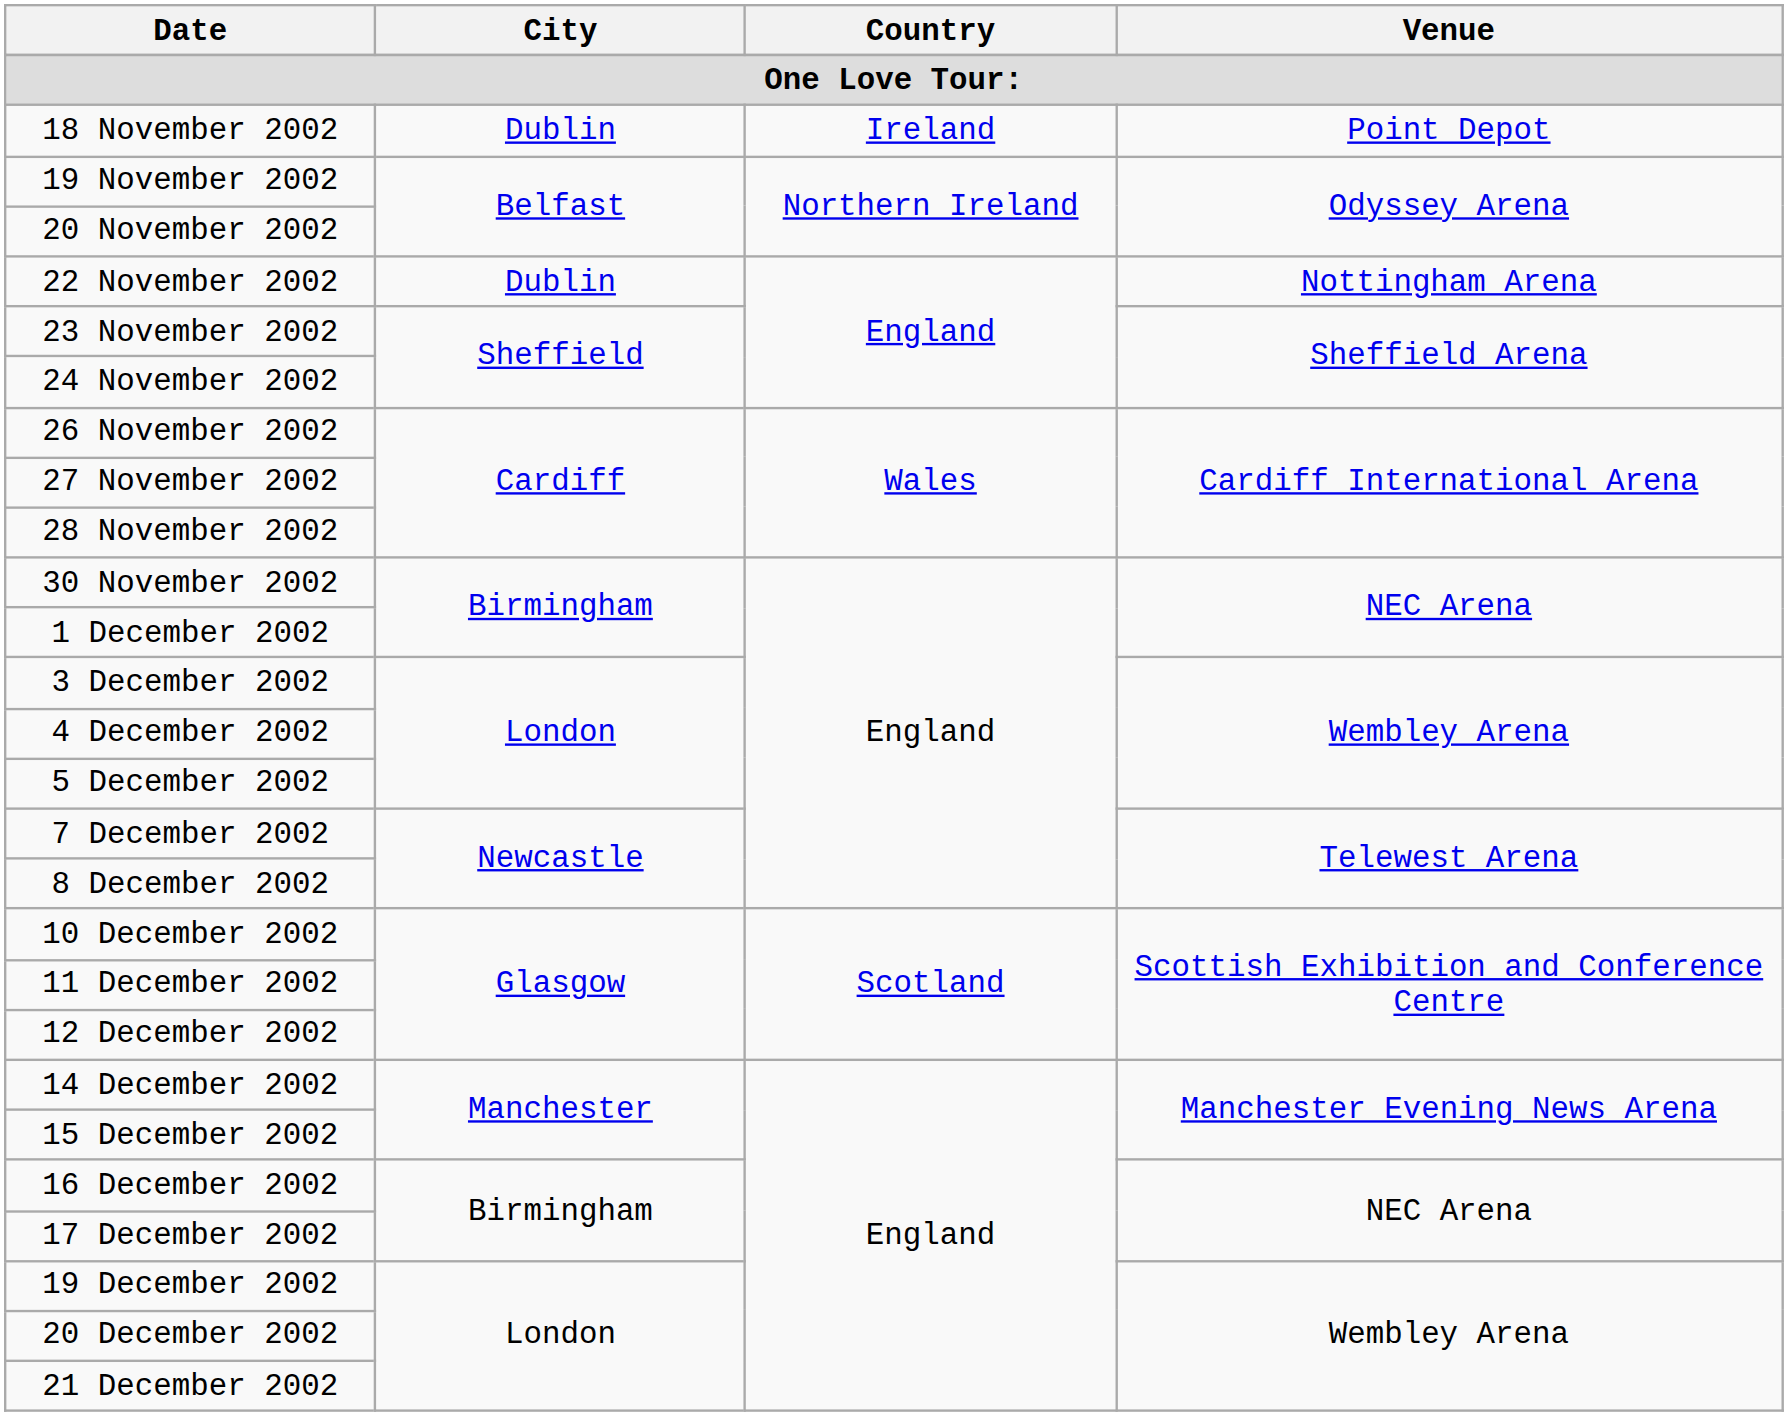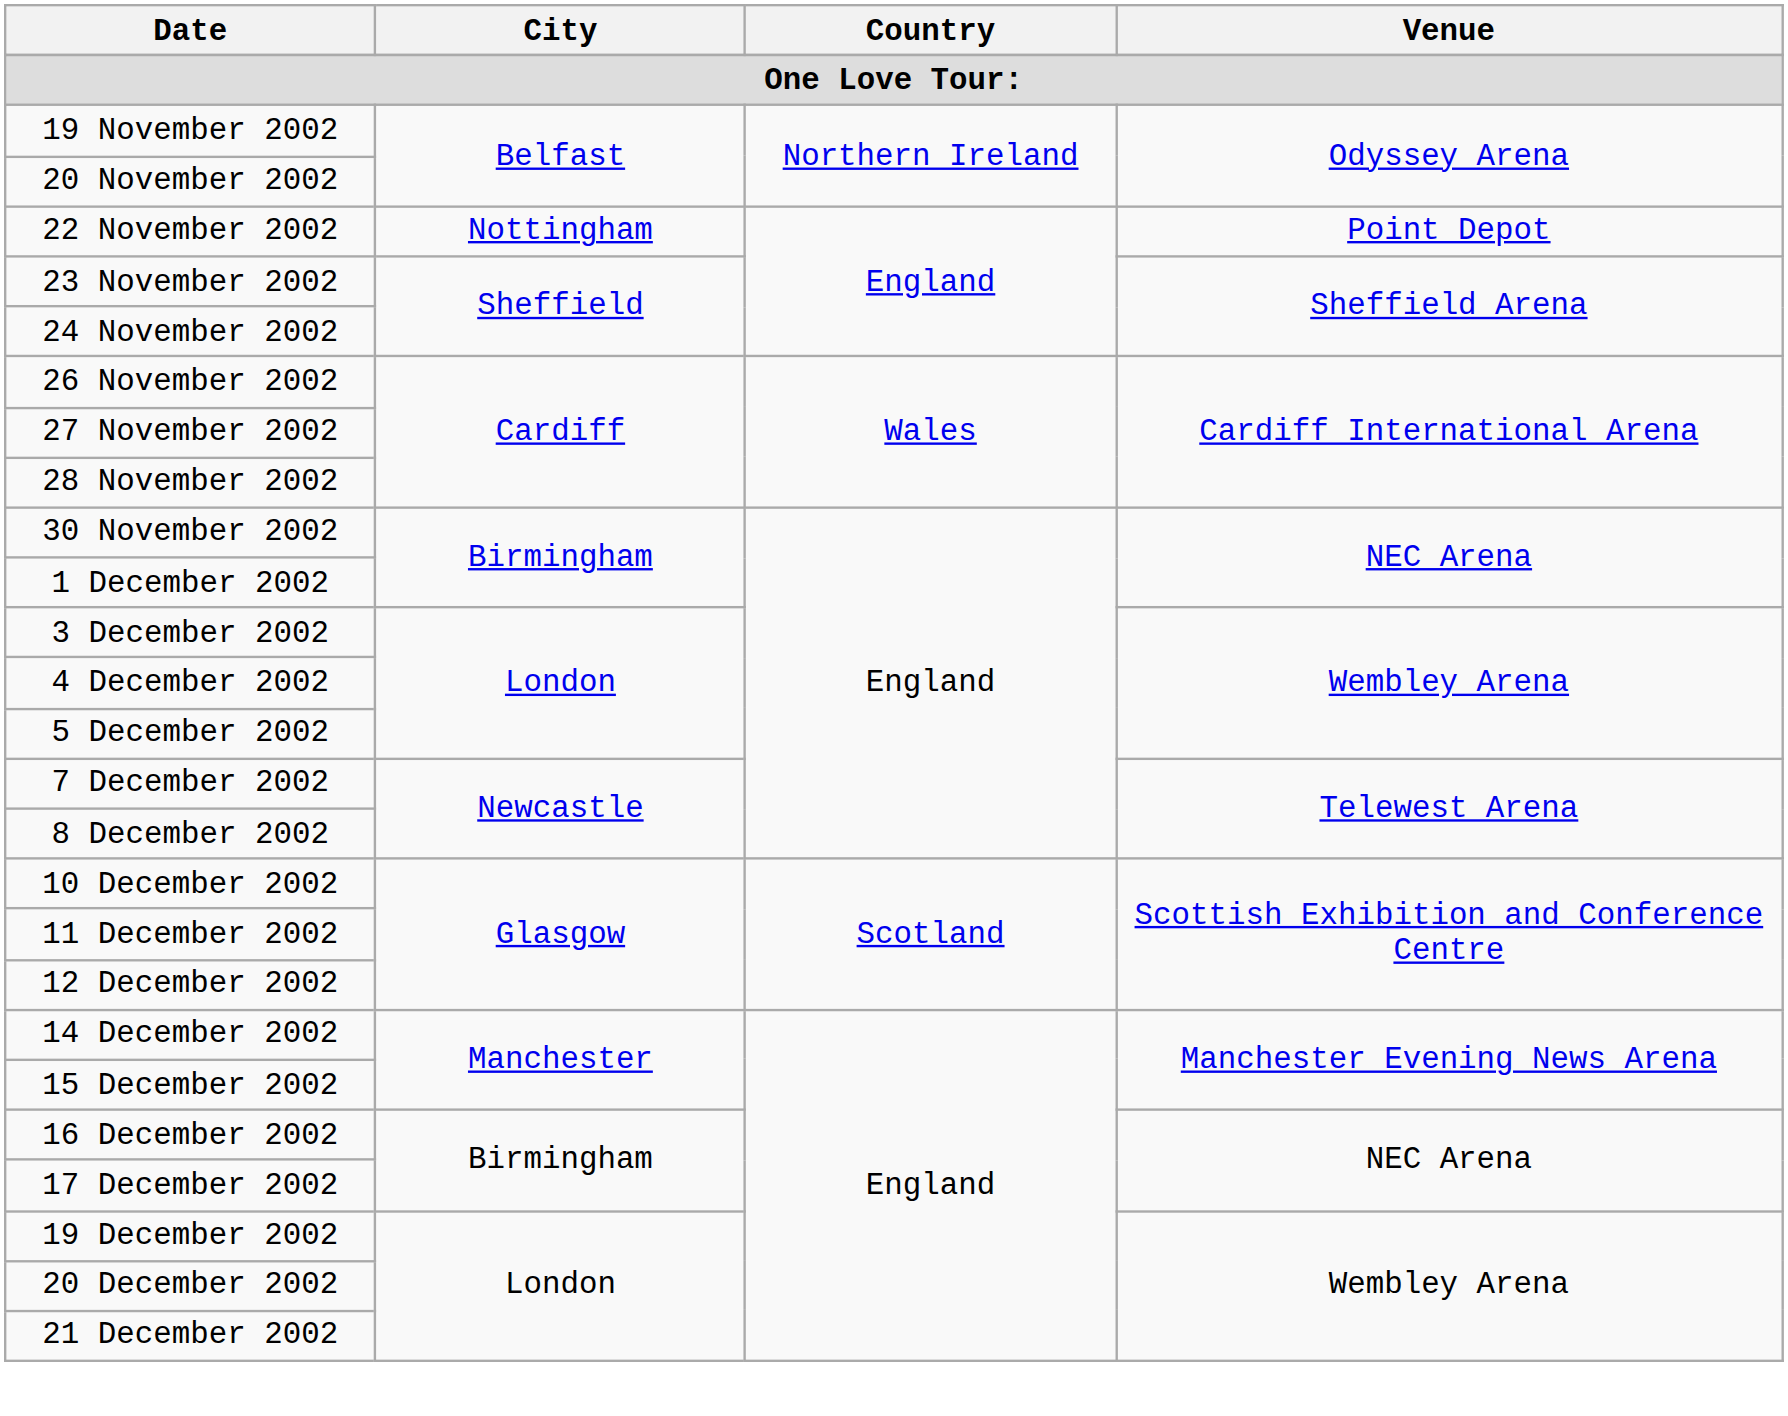- row: (190, 131)
(560, 281) Dublin -> (560, 231) Nottingham
(1449, 281) Nottingham Arena -> (1449, 231) Point Depot
